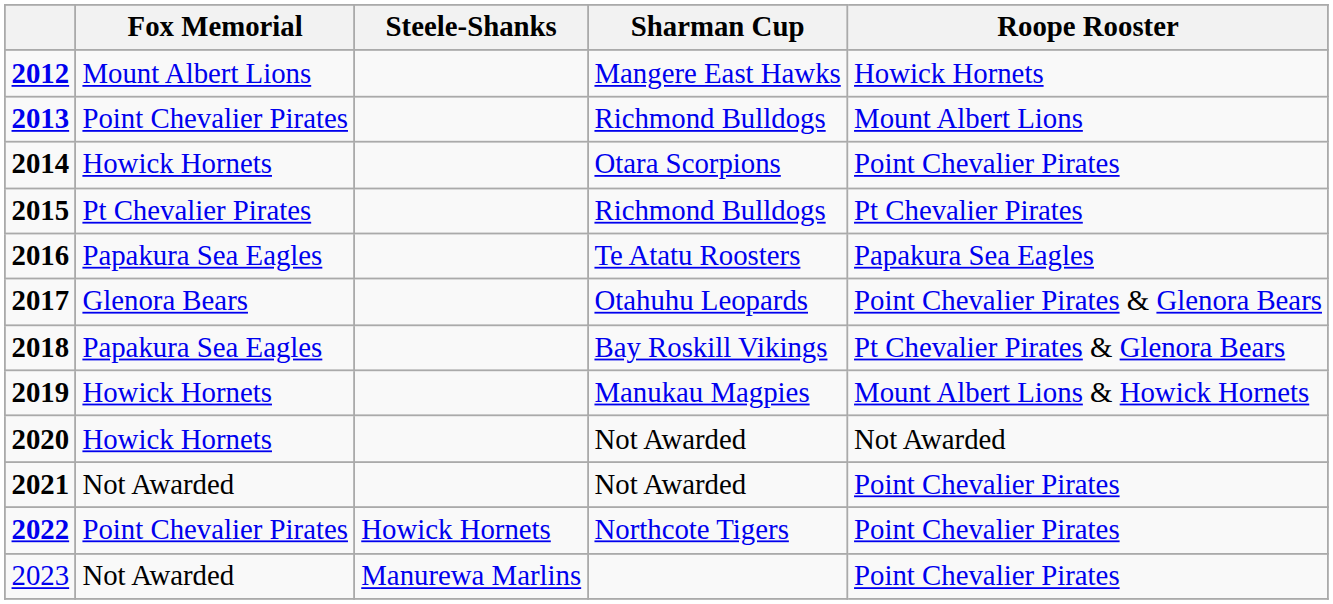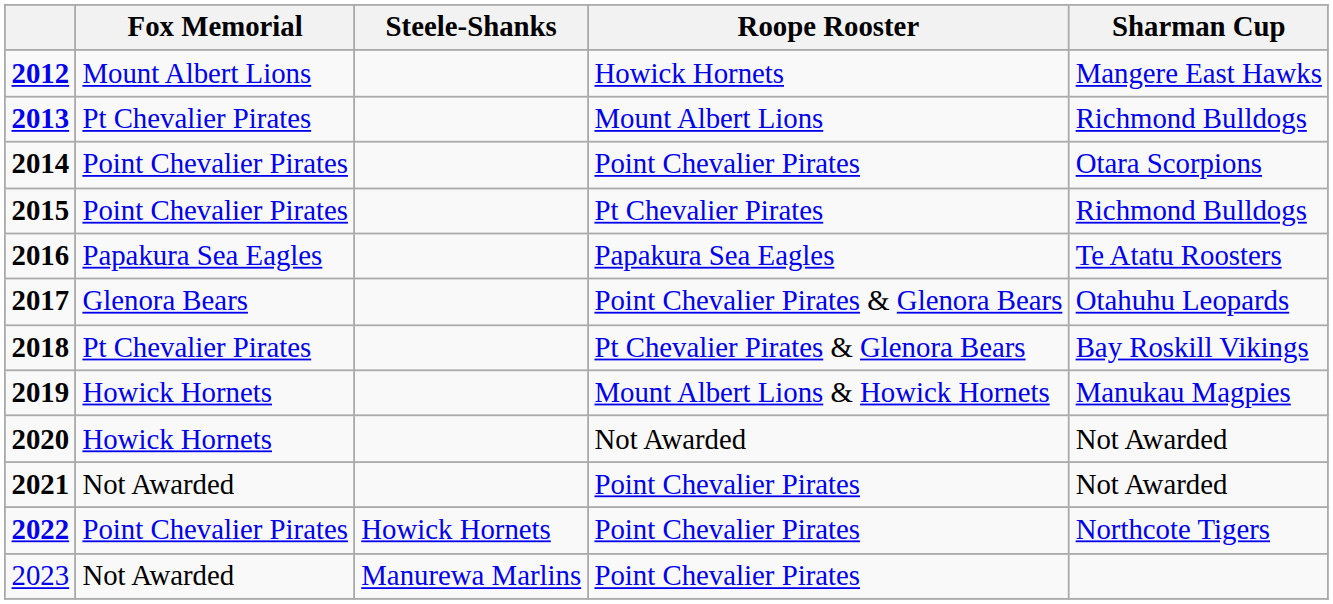columns swapped: (1088, 27) <-> (718, 27)
(215, 118) Point Chevalier Pirates -> (197, 118) Pt Chevalier Pirates
(177, 164) Howick Hornets -> (215, 164) Point Chevalier Pirates
(197, 210) Pt Chevalier Pirates -> (215, 210) Point Chevalier Pirates
(202, 347) Papakura Sea Eagles -> (197, 347) Pt Chevalier Pirates
